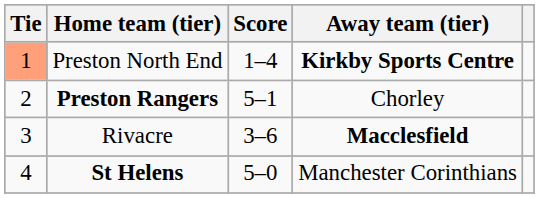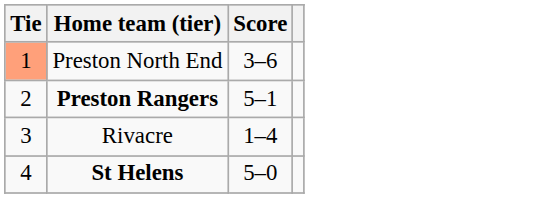- column: (408, 22)
(260, 60) 1–4 -> (260, 60) 3–6
(260, 136) 3–6 -> (260, 136) 1–4
